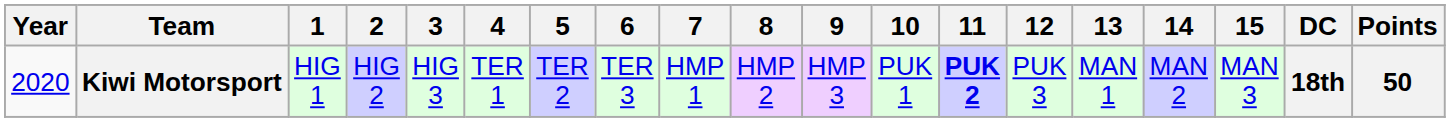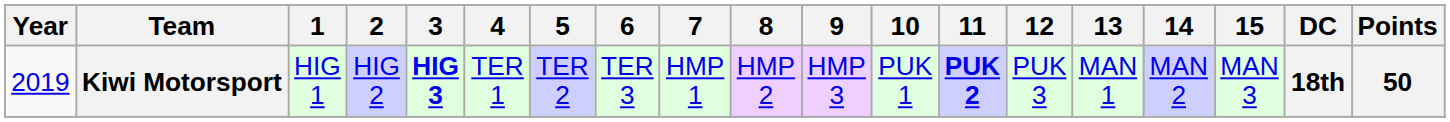(40, 81) 2020 -> (40, 81) 2019
(436, 81) normal -> (436, 81) bold
